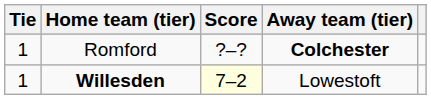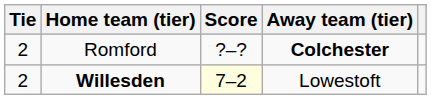(23, 49) 1 -> (23, 49) 2
(23, 79) 1 -> (23, 79) 2
